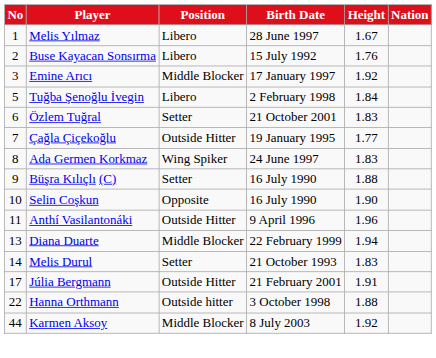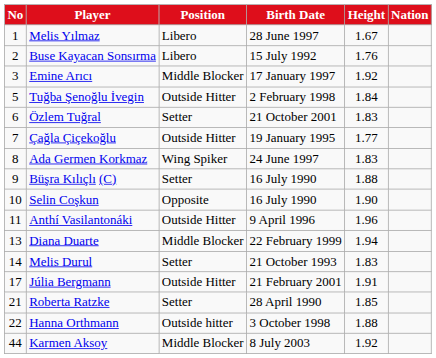(179, 96) Libero -> (199, 96) Outside Hitter
+ row: (69, 302)
